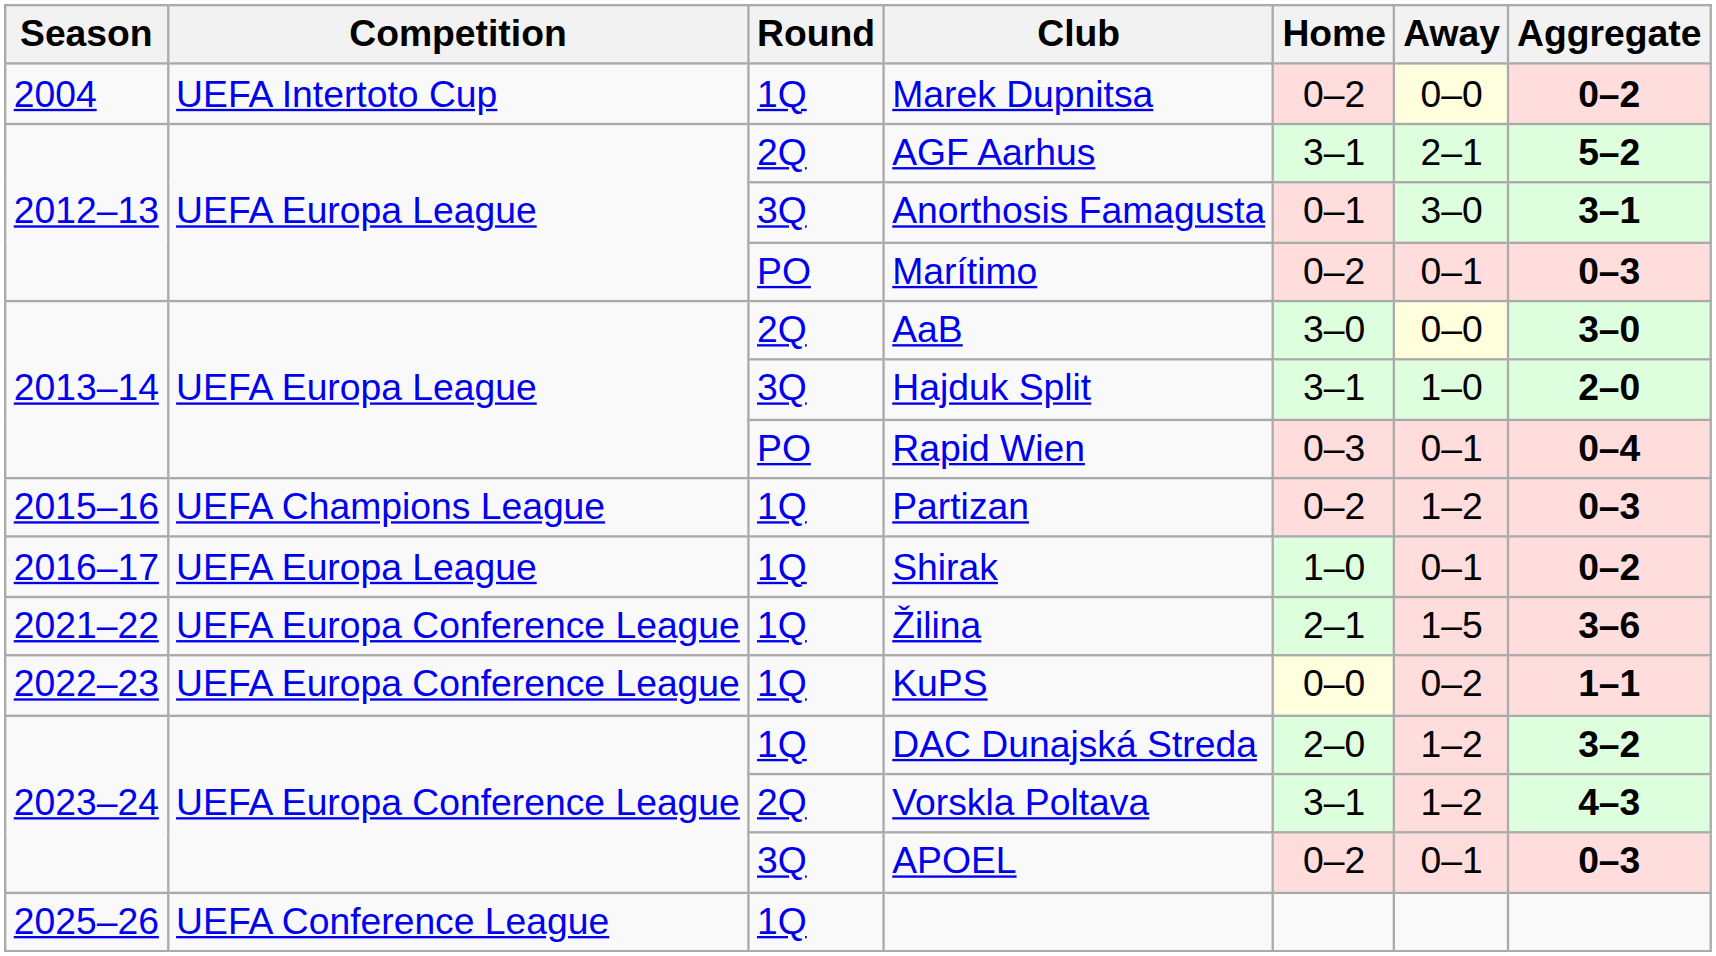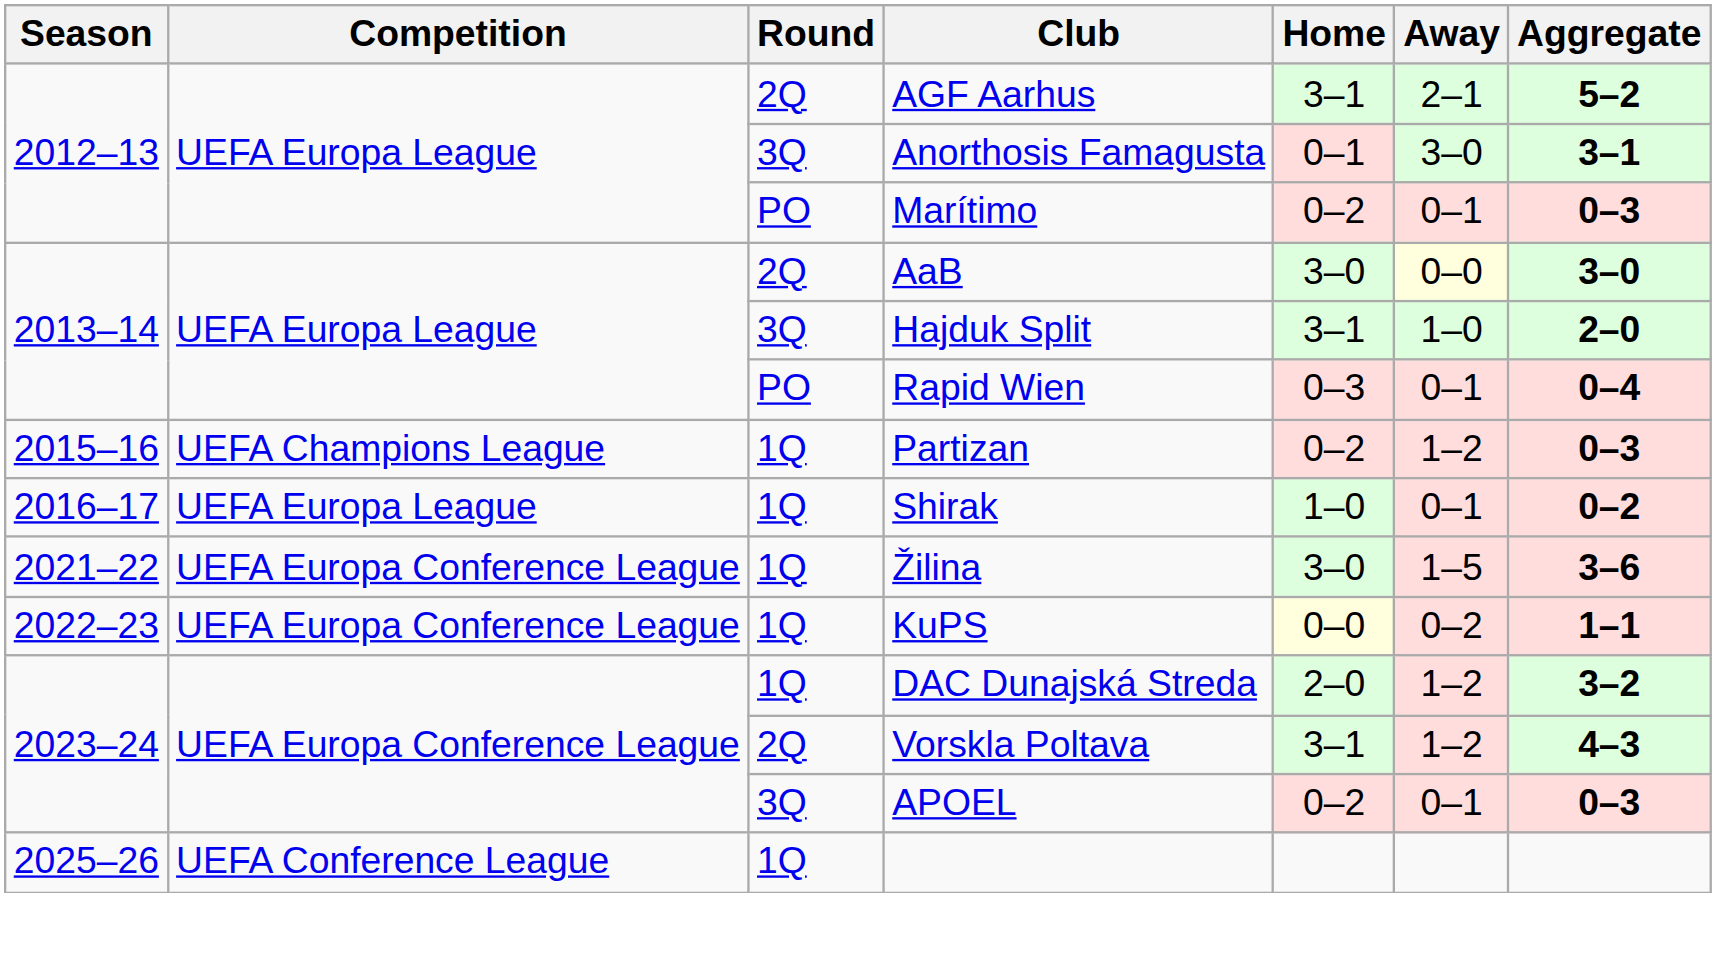- row: (1023, 93)
(1334, 625) 2–1 -> (1334, 566) 3–0
